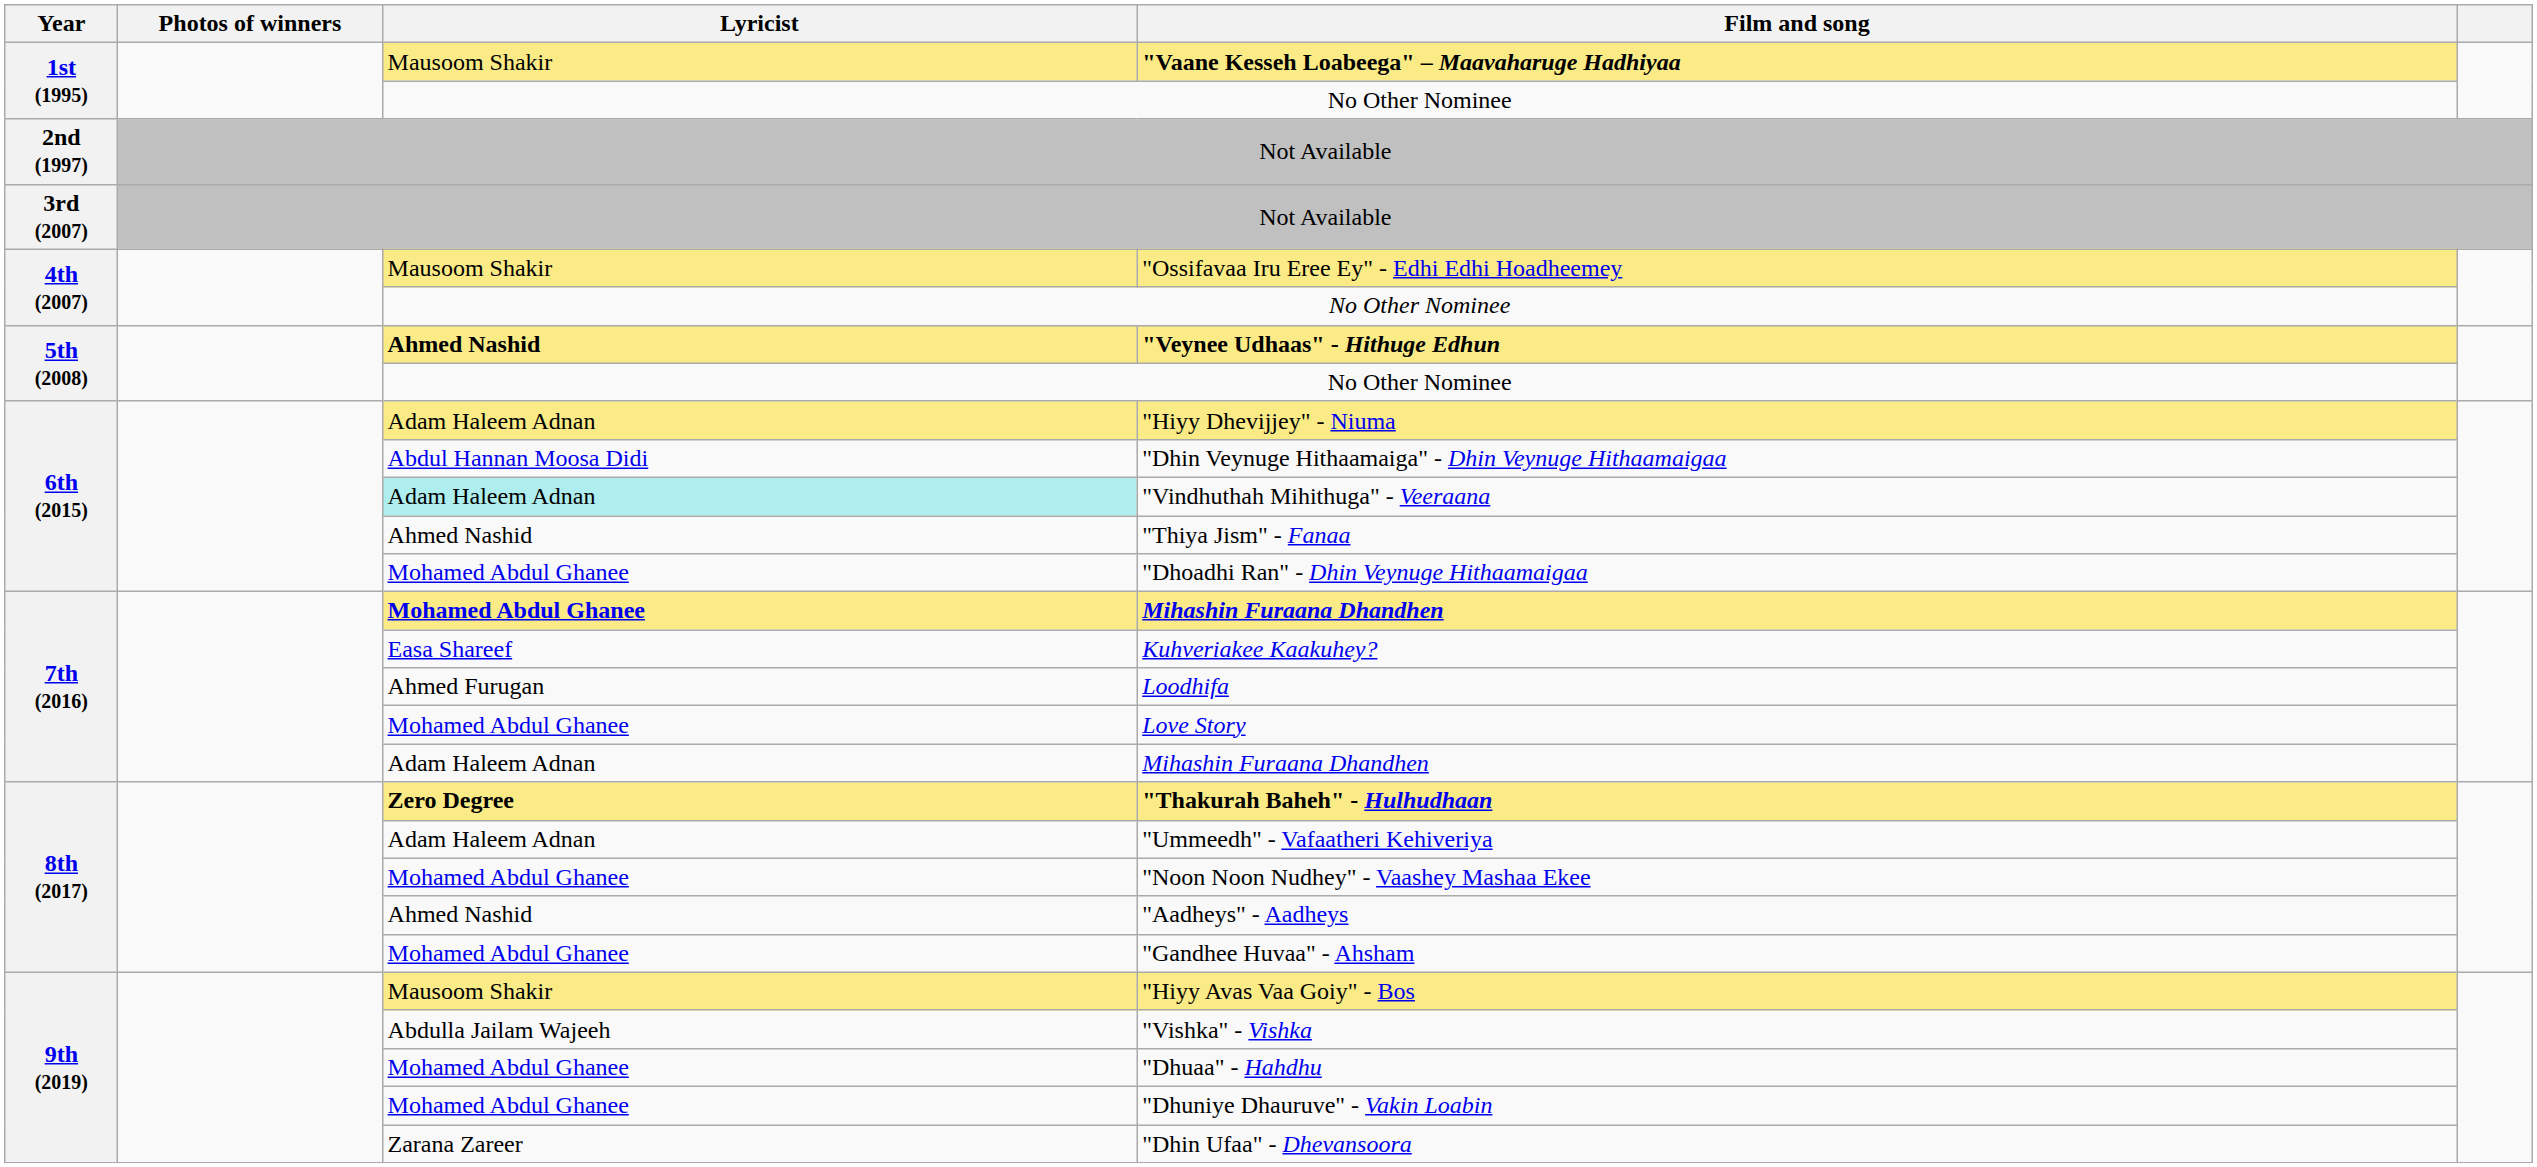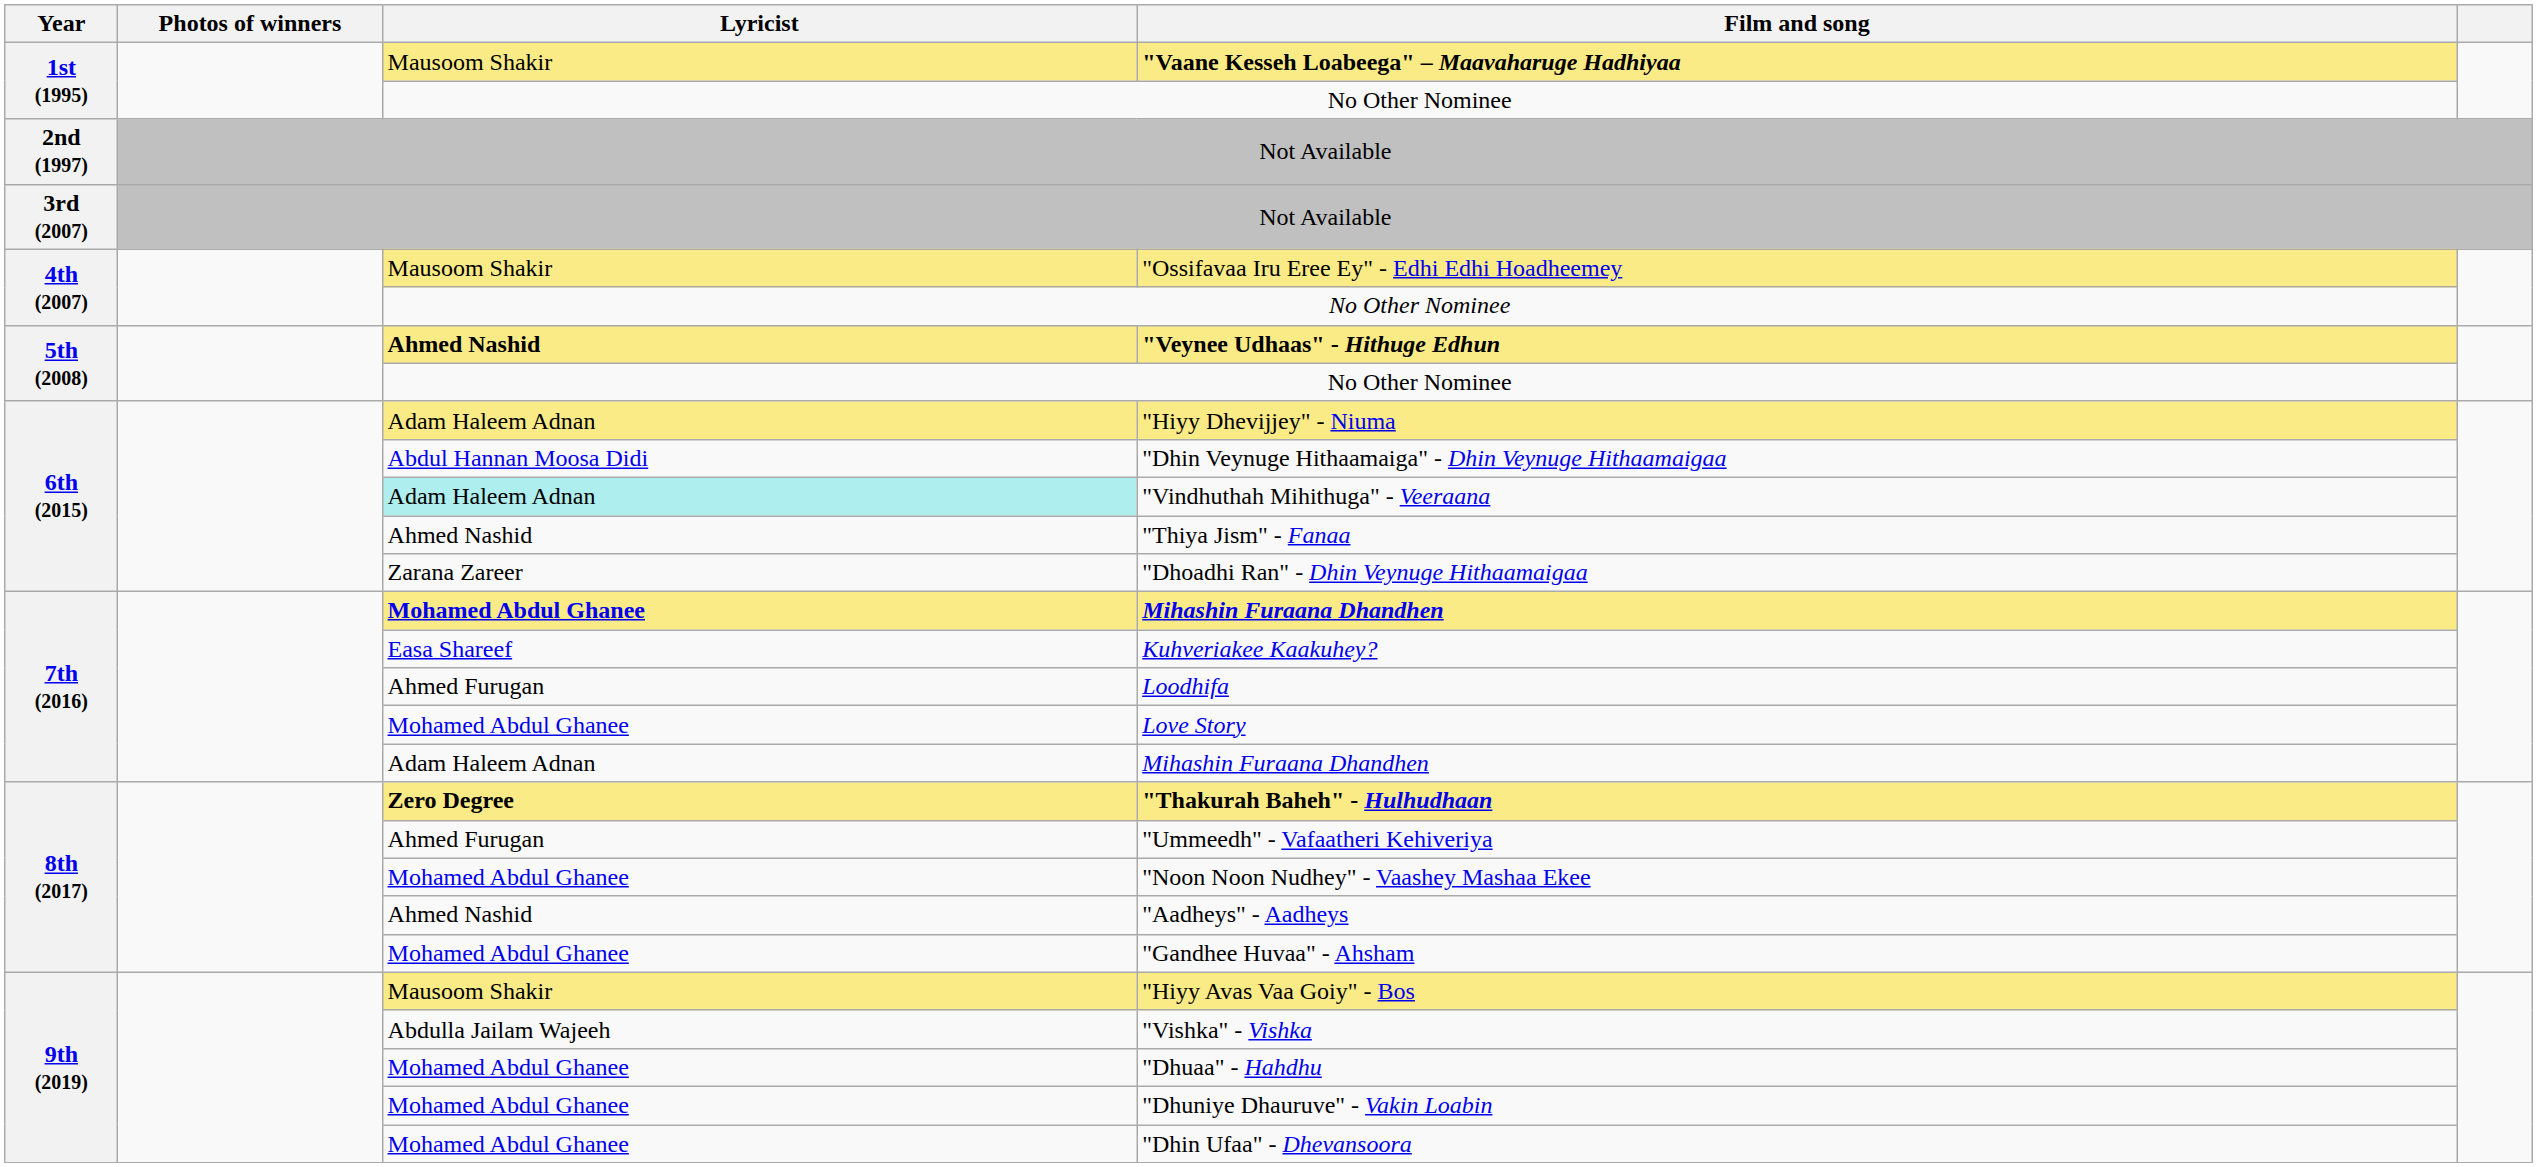(508, 572) Mohamed Abdul Ghanee -> (455, 572) Zarana Zareer
(492, 838) Adam Haleem Adnan -> (466, 838) Ahmed Furugan
(455, 1143) Zarana Zareer -> (508, 1143) Mohamed Abdul Ghanee
